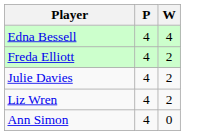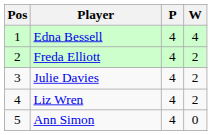+ column: (17, 15)
